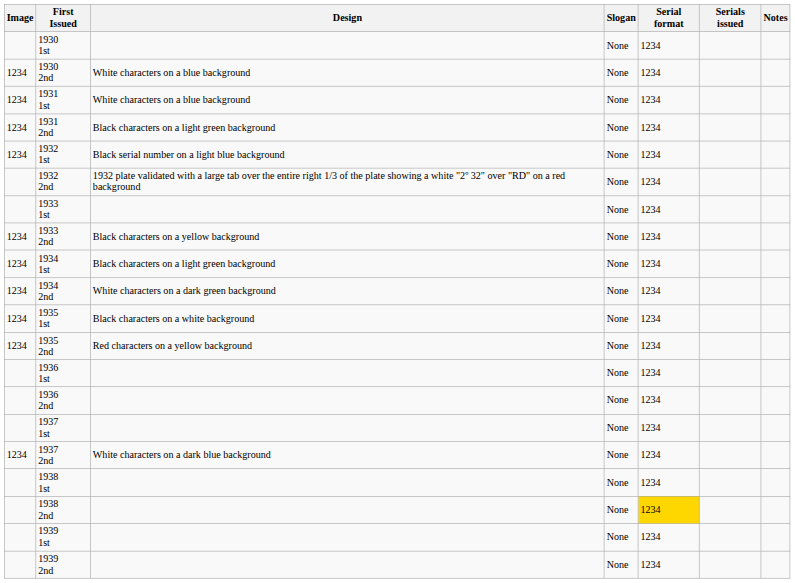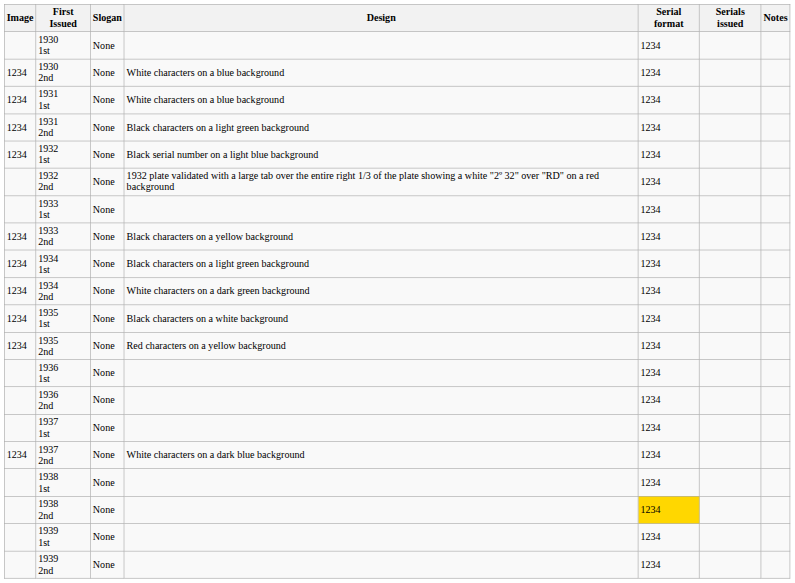columns swapped: (347, 18) <-> (621, 18)
